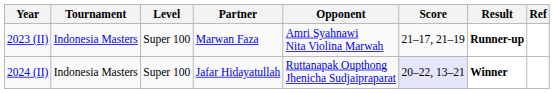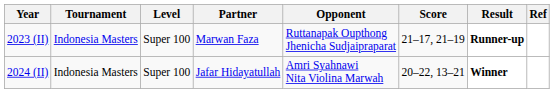(335, 40) Amri Syahnawi Nita Violina Marwah -> (341, 40) Ruttanapak Oupthong Jhenicha Sudjaipraparat
(341, 72) Ruttanapak Oupthong Jhenicha Sudjaipraparat -> (335, 72) Amri Syahnawi Nita Violina Marwah
(433, 72) lavender background -> (433, 72) no background
